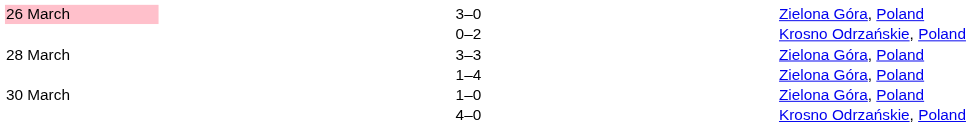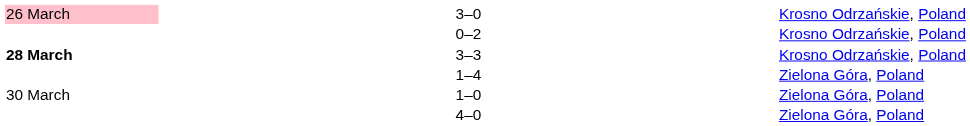(852, 14) Zielona Góra, Poland -> (872, 14) Krosno Odrzańskie, Poland
(38, 54) normal -> (39, 54) bold
(852, 54) Zielona Góra, Poland -> (872, 54) Krosno Odrzańskie, Poland
(872, 115) Krosno Odrzańskie, Poland -> (852, 115) Zielona Góra, Poland
